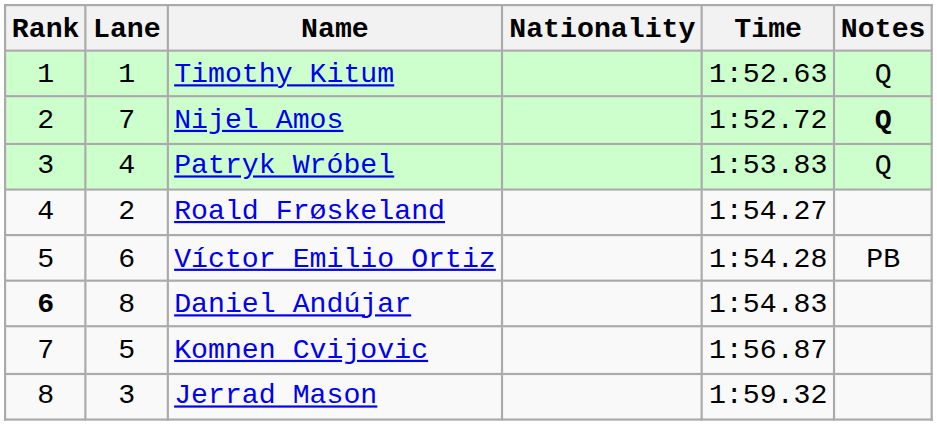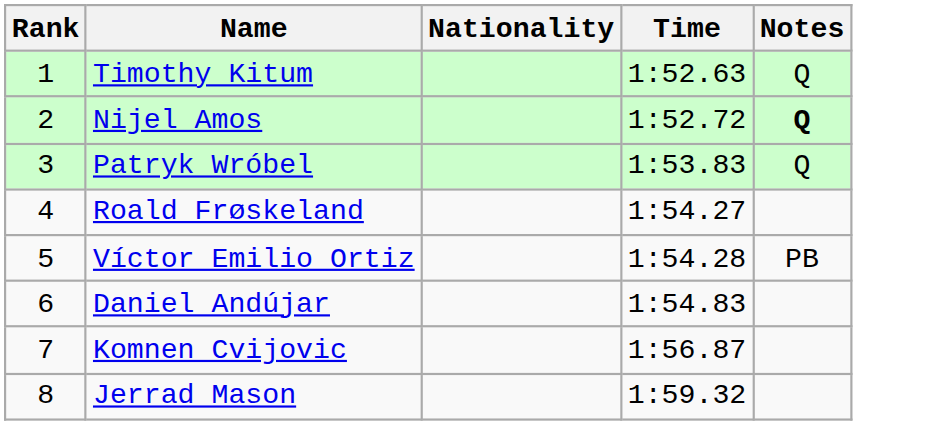- column: (127, 28)
(46, 304) bold -> (46, 304) normal
